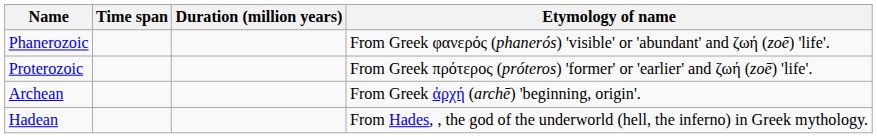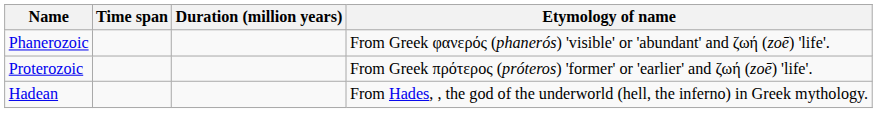- row: (36, 94)
